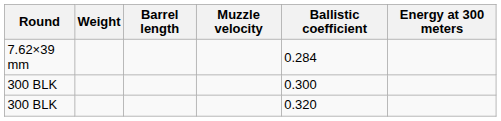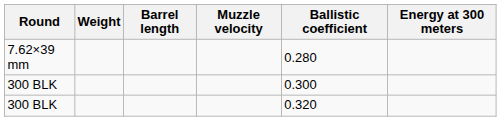(300, 57) 0.284 -> (300, 57) 0.280
